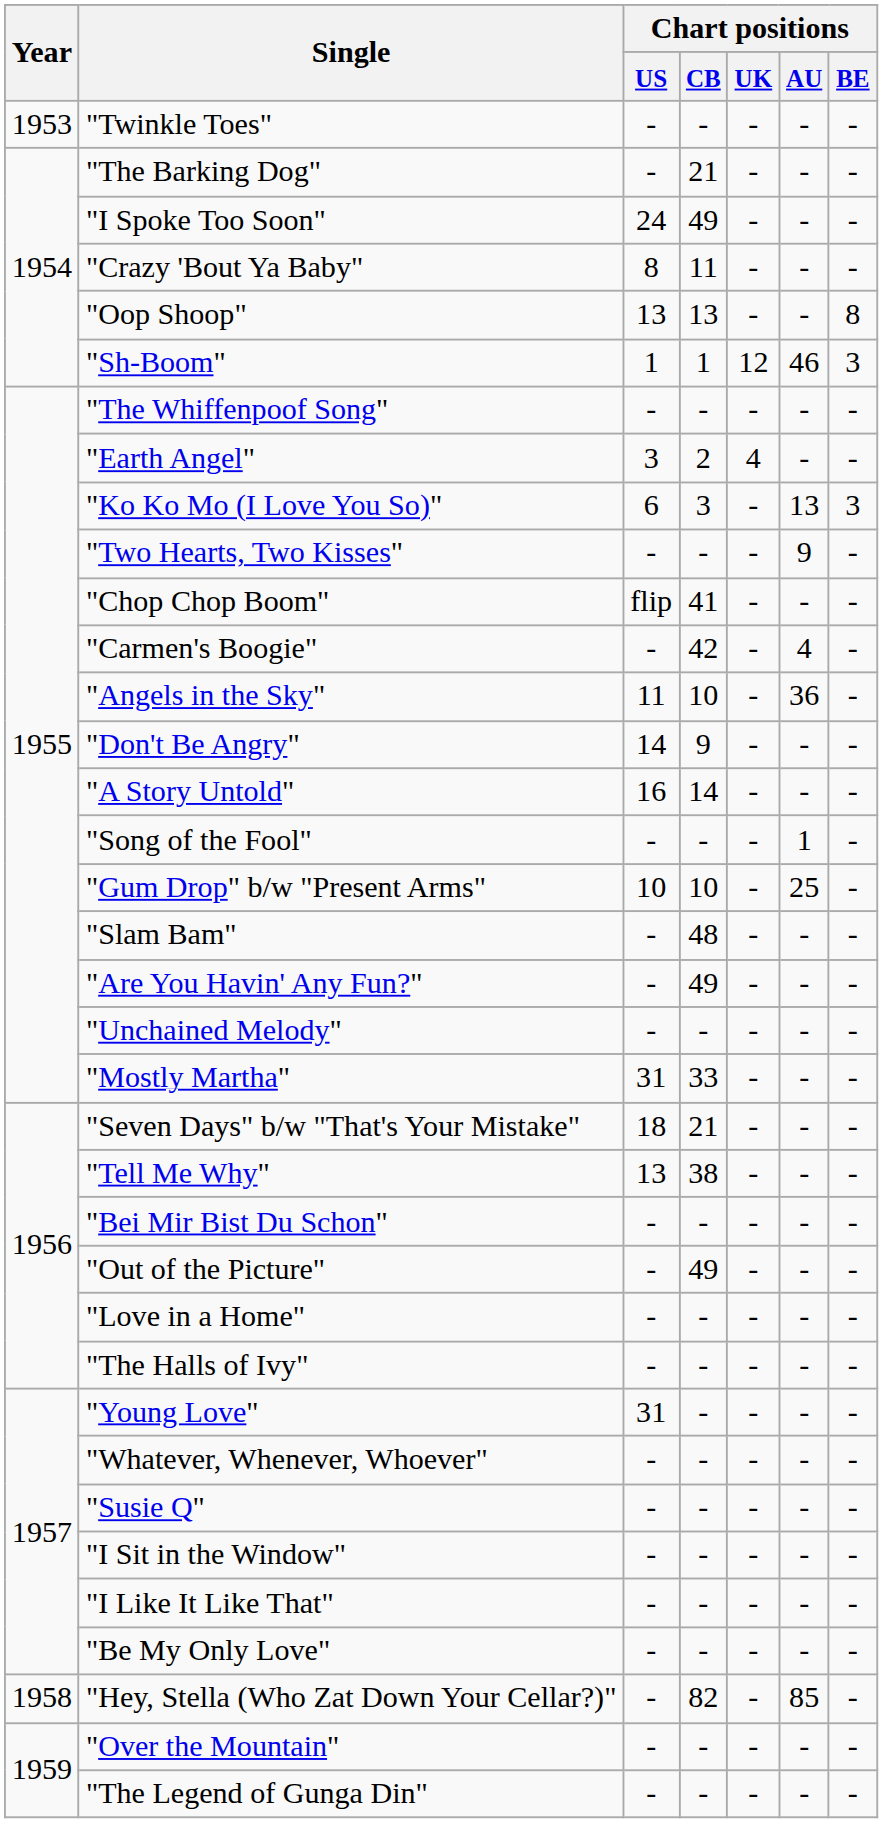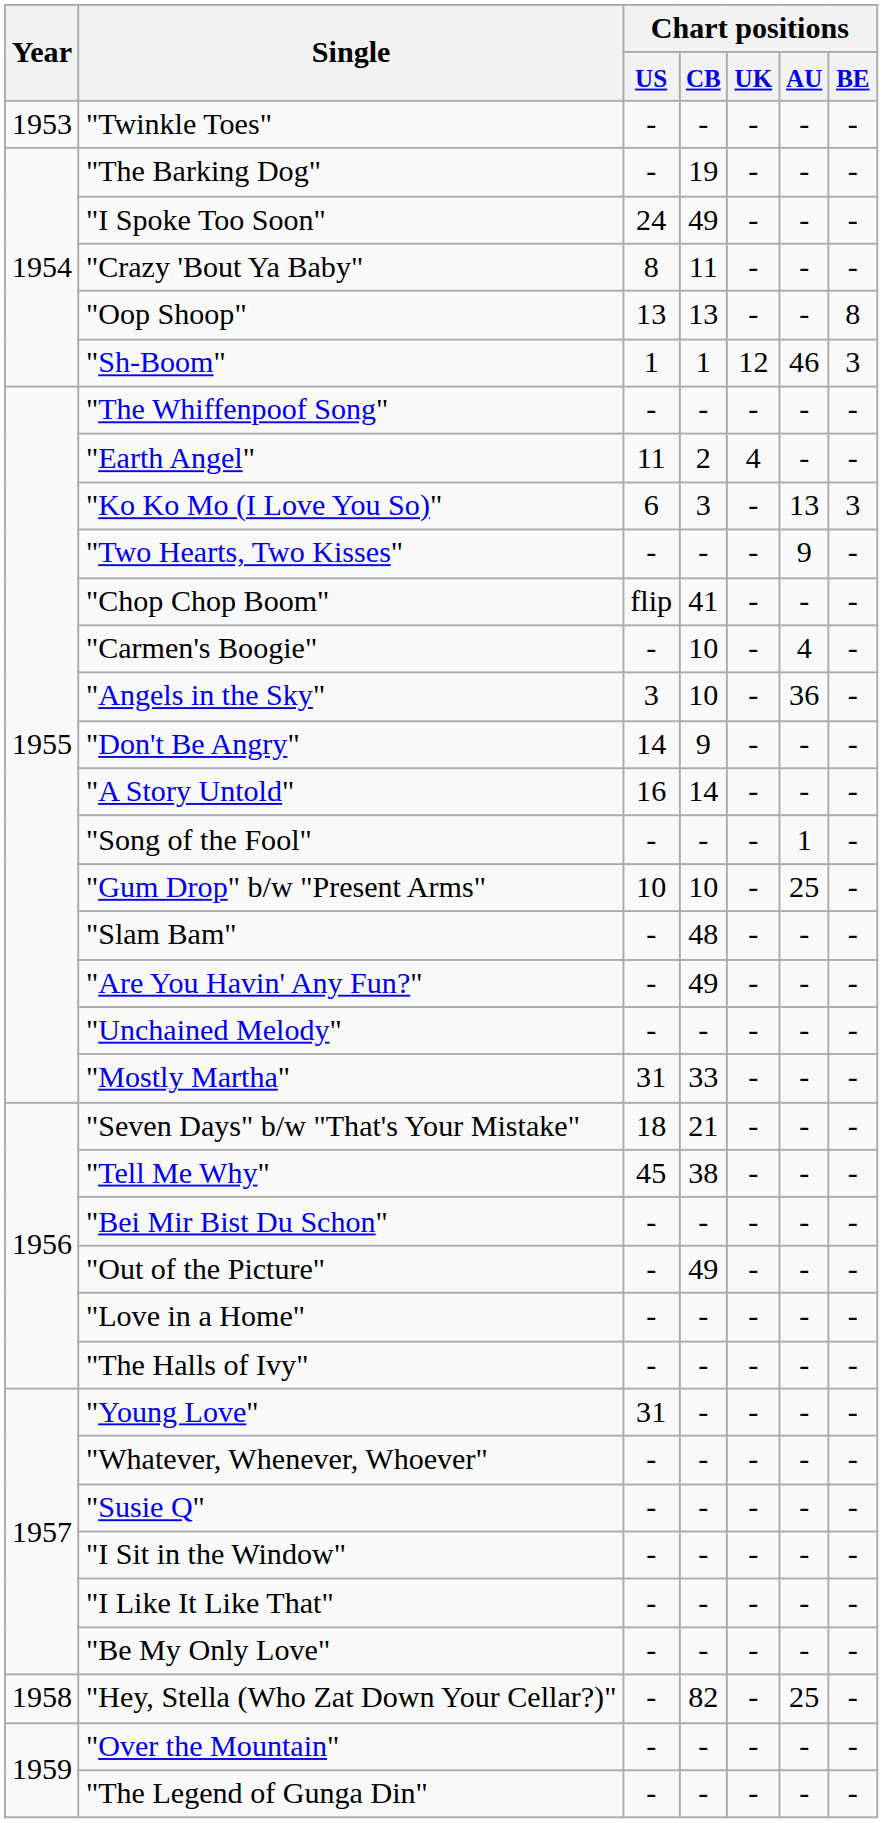(703, 171) 21 -> (703, 171) 19
(651, 457) 3 -> (651, 457) 11
(703, 648) 42 -> (703, 648) 10
(651, 696) 11 -> (651, 696) 3
(651, 1173) 13 -> (651, 1173) 45
(804, 1698) 85 -> (804, 1698) 25
